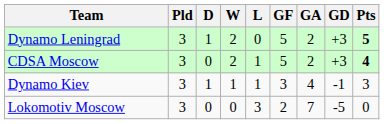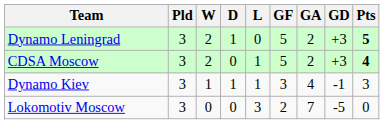columns swapped: (233, 15) <-> (208, 15)
